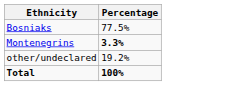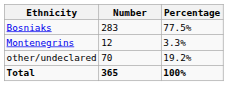+ column: (130, 12)
(112, 42) bold -> (175, 42) normal
